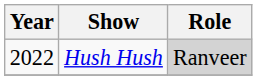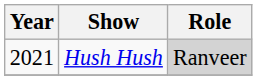(32, 57) 2022 -> (32, 57) 2021
